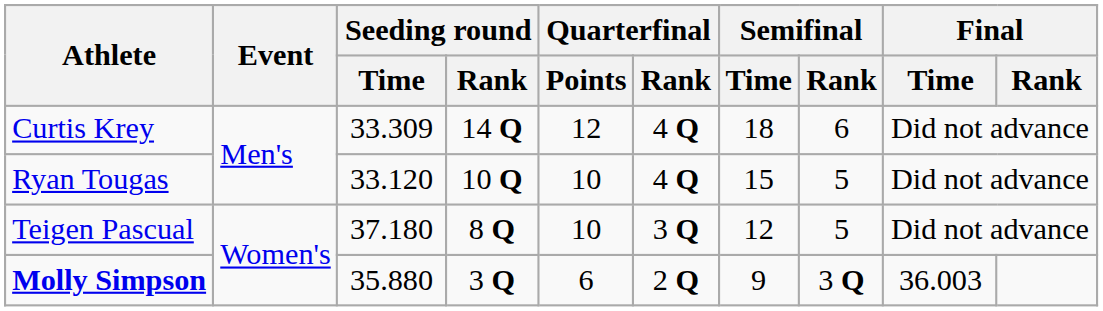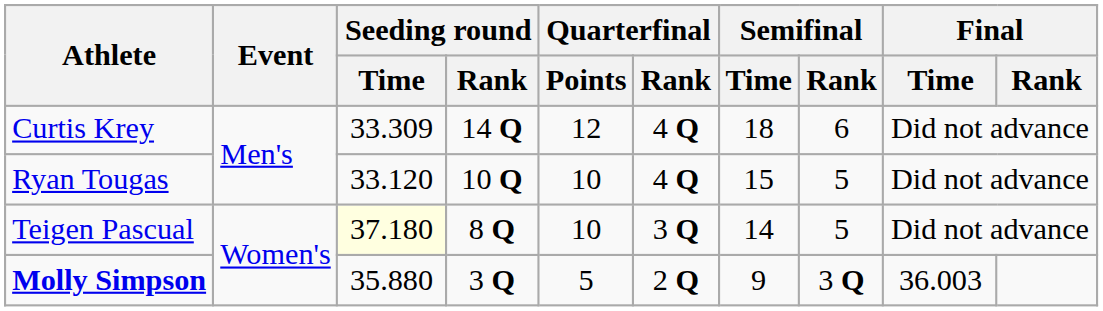(391, 229) no background -> (391, 229) lightyellow background
(759, 229) 12 -> (759, 229) 14
(586, 279) 6 -> (586, 279) 5
